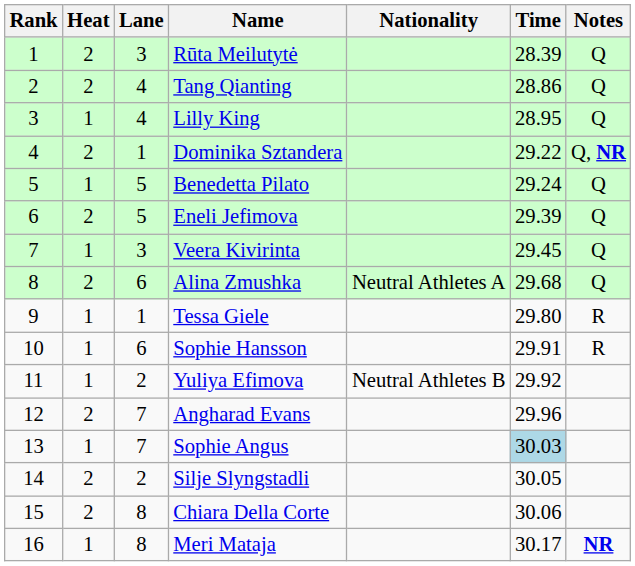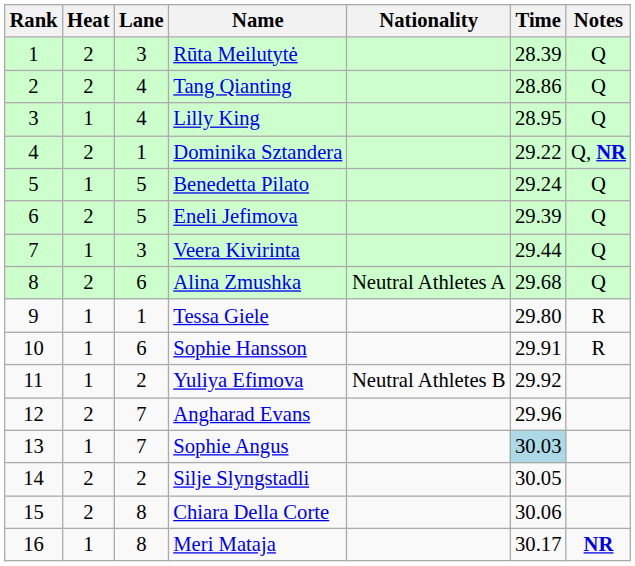(538, 250) 29.45 -> (538, 250) 29.44
